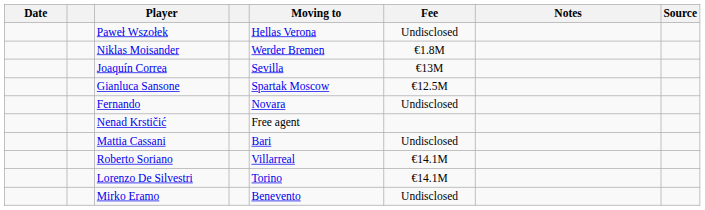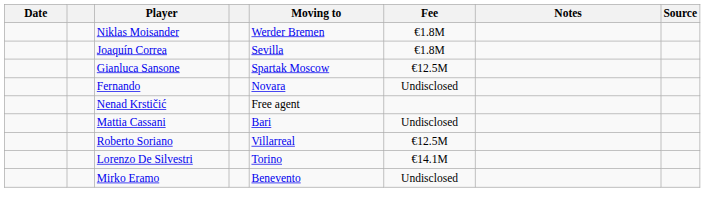- row: (132, 31)
(430, 68) €13M -> (430, 50) €1.8M
(430, 159) €14.1M -> (430, 141) €12.5M
